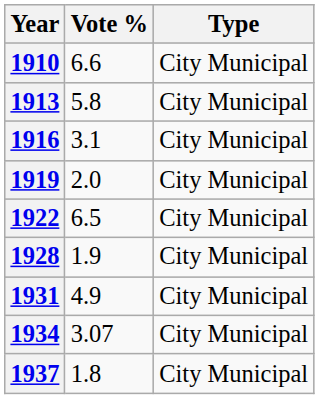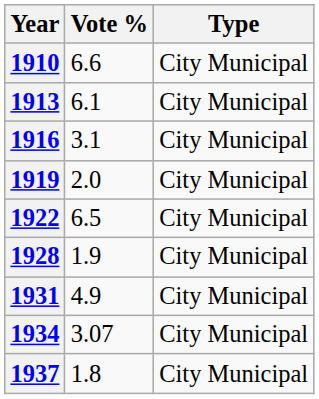(86, 101) 5.8 -> (86, 101) 6.1
